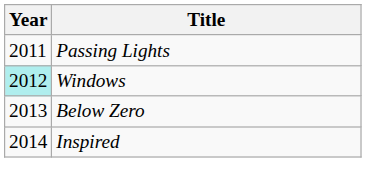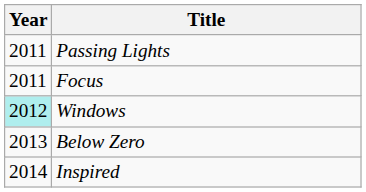+ row: (80, 80)
